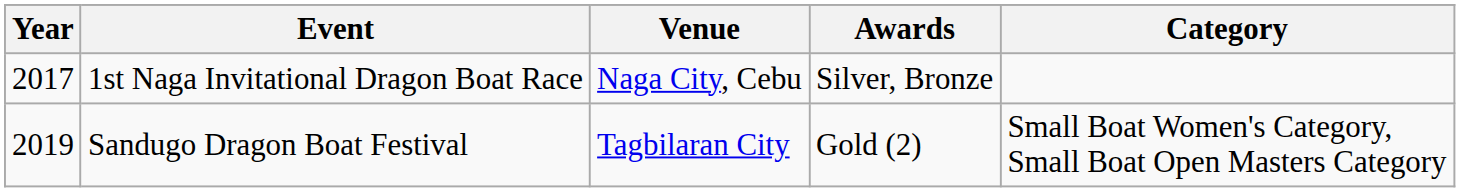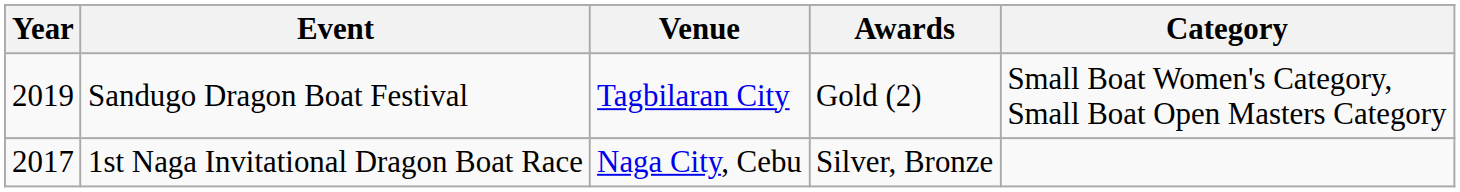rows swapped: (335, 77) <-> (278, 144)
